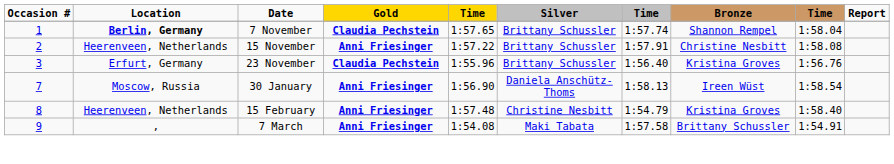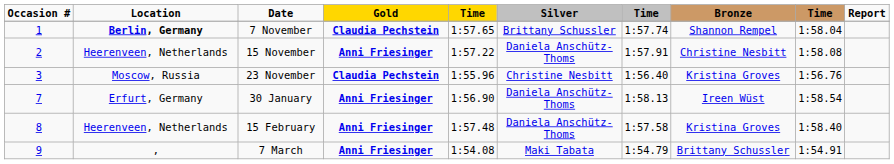(559, 47) Brittany Schussler -> (559, 53) Daniela Anschütz-Thoms
(156, 64) Erfurt, Germany -> (156, 76) Moscow, Russia
(559, 64) Brittany Schussler -> (559, 76) Christine Nesbitt
(156, 87) Moscow, Russia -> (156, 99) Erfurt, Germany
(559, 110) Christine Nesbitt -> (559, 128) Daniela Anschütz-Thoms
(646, 110) 1:54.79 -> (646, 128) 1:57.58
(646, 127) 1:57.58 -> (646, 151) 1:54.79
